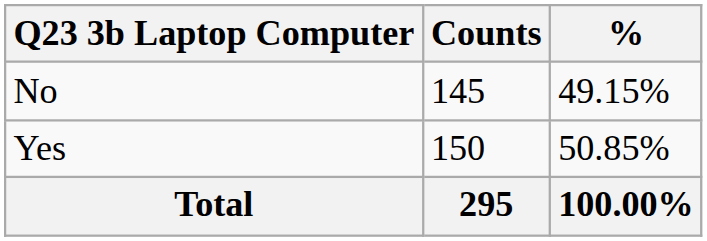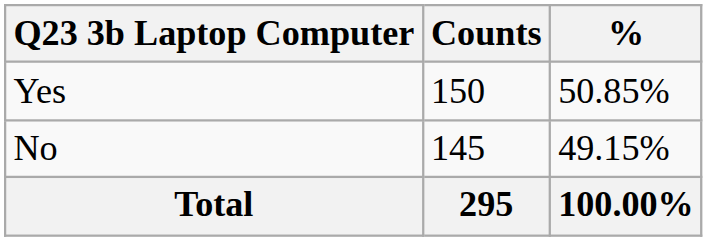rows swapped: (40, 147) <-> (36, 90)
